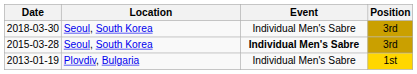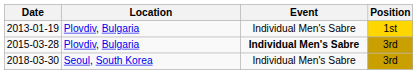rows swapped: (33, 61) <-> (33, 28)
(108, 45) Seoul, South Korea -> (102, 45) Plovdiv, Bulgaria
